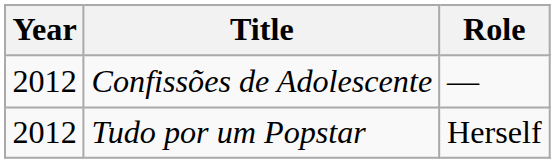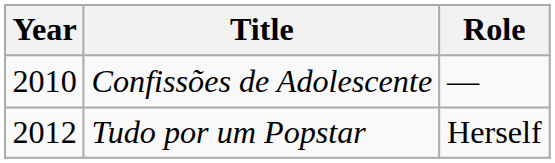(45, 81) 2012 -> (45, 81) 2010
